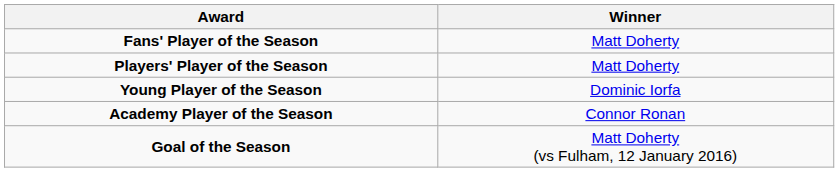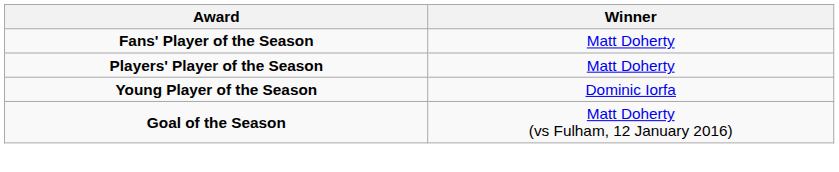- row: (221, 114)
